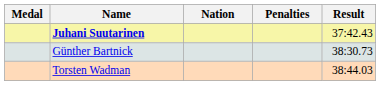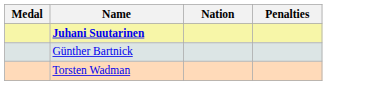- column: (349, 14)
